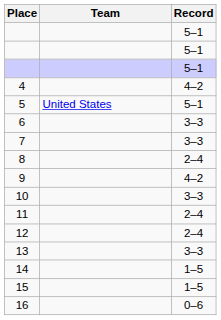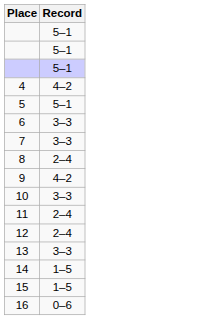- column: (105, 13)
